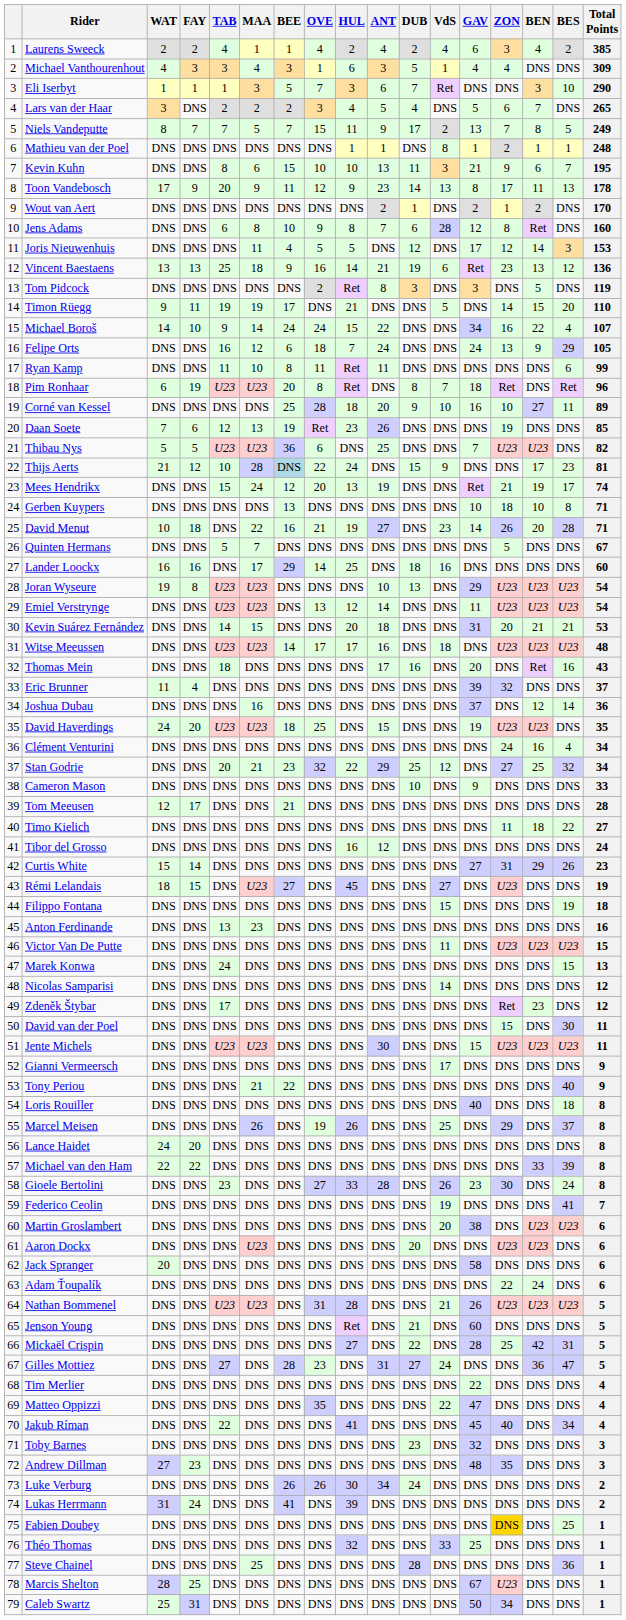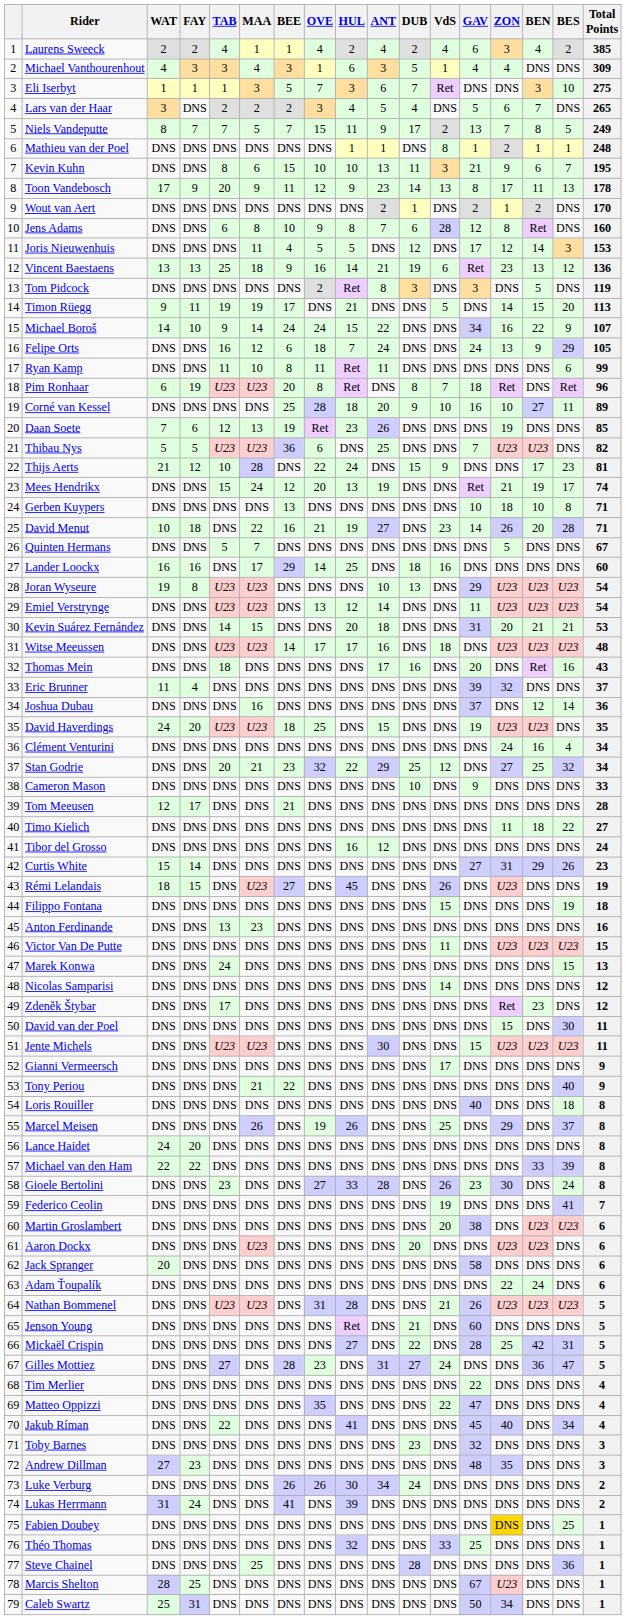(602, 88) 290 -> (602, 88) 275
(602, 308) 110 -> (602, 308) 113
(568, 328) 4 -> (568, 328) 9
(289, 468) lightblue background -> (289, 468) no background
(445, 886) 27 -> (445, 886) 26
